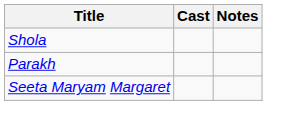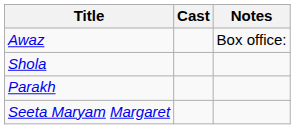+ row: (26, 40)
